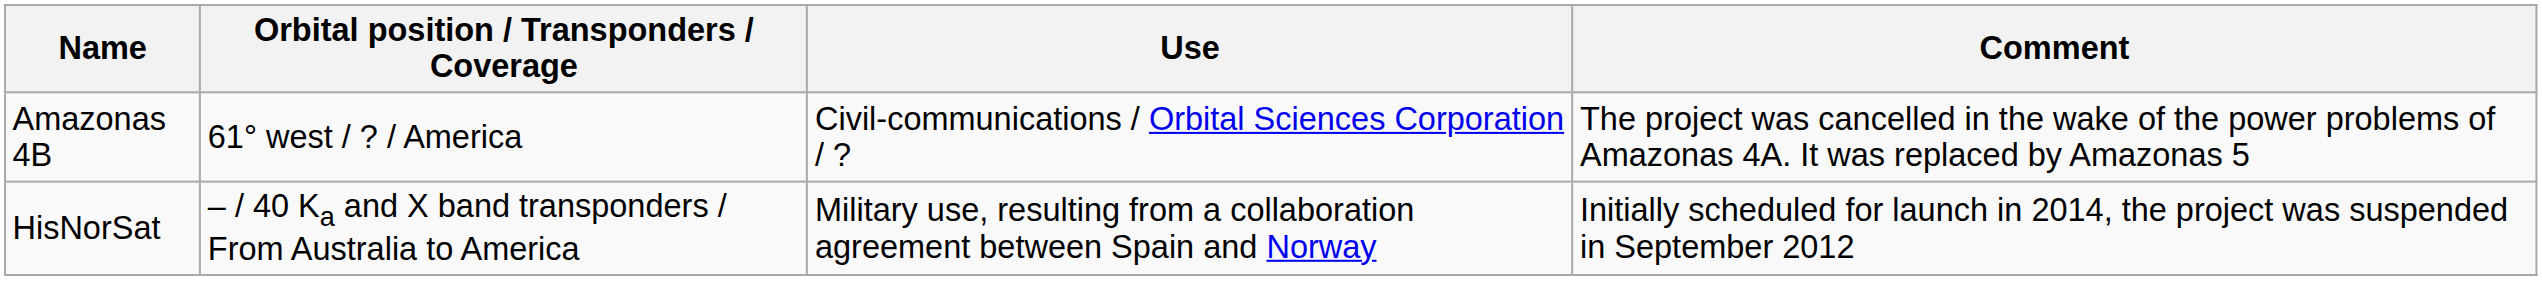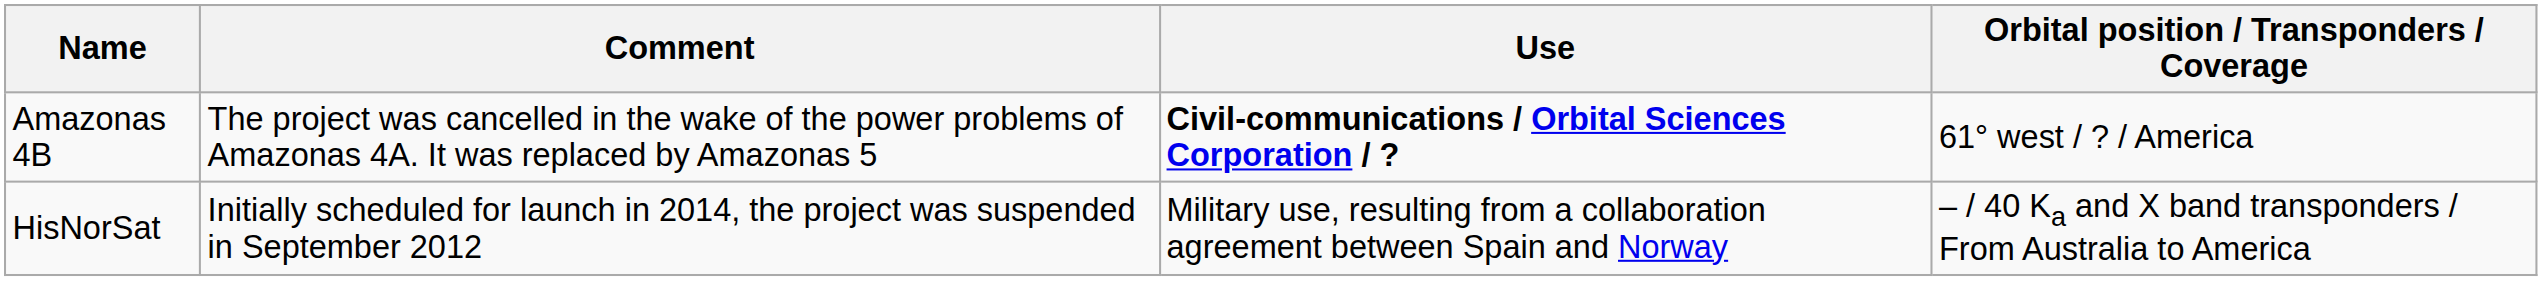columns swapped: (2054, 48) <-> (504, 48)
(1190, 136) normal -> (1476, 136) bold
